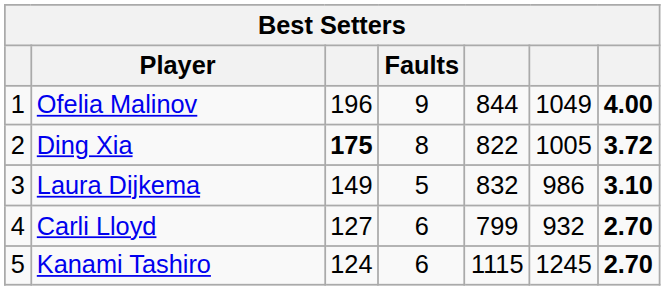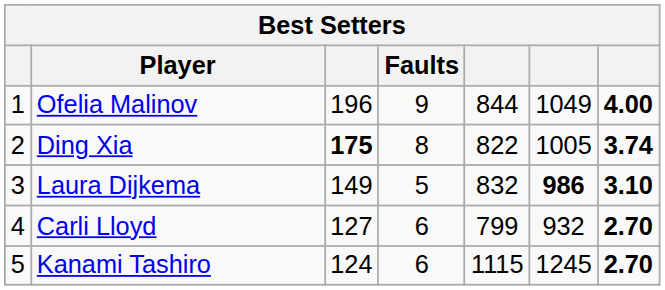(628, 145) 3.72 -> (628, 145) 3.74
(564, 185) normal -> (564, 185) bold
